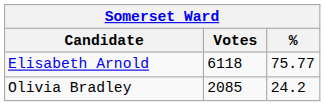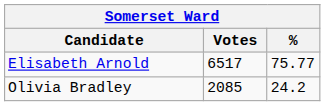(225, 64) 6118 -> (225, 64) 6517
